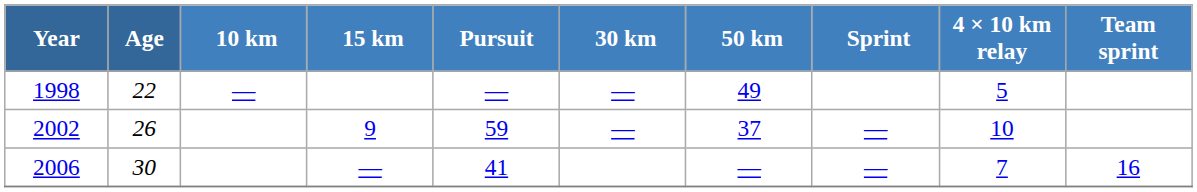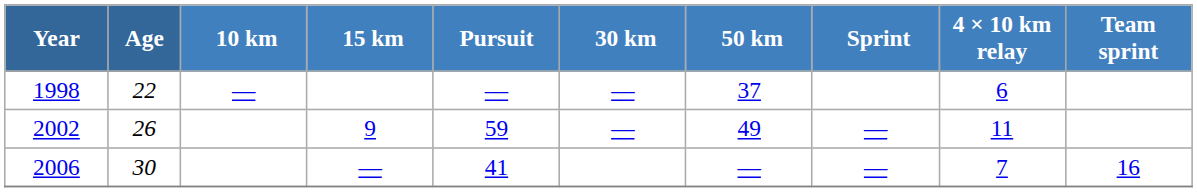(749, 90) 49 -> (749, 90) 37
(1002, 90) 5 -> (1002, 90) 6
(749, 128) 37 -> (749, 128) 49
(1002, 128) 10 -> (1002, 128) 11
